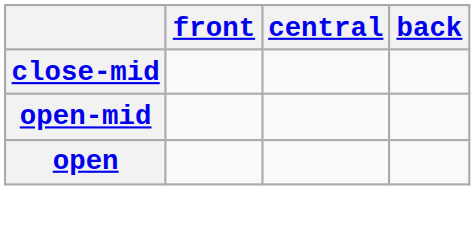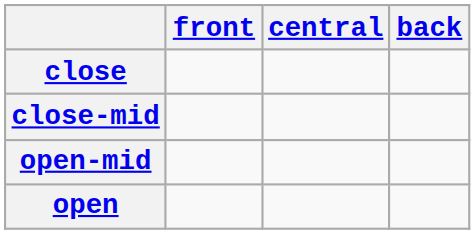+ row: (86, 72)
